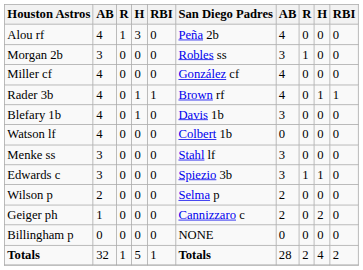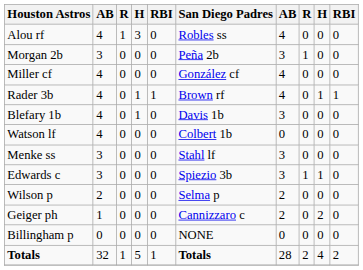(199, 34) Peña 2b -> (203, 34) Robles ss
(203, 54) Robles ss -> (199, 54) Peña 2b
